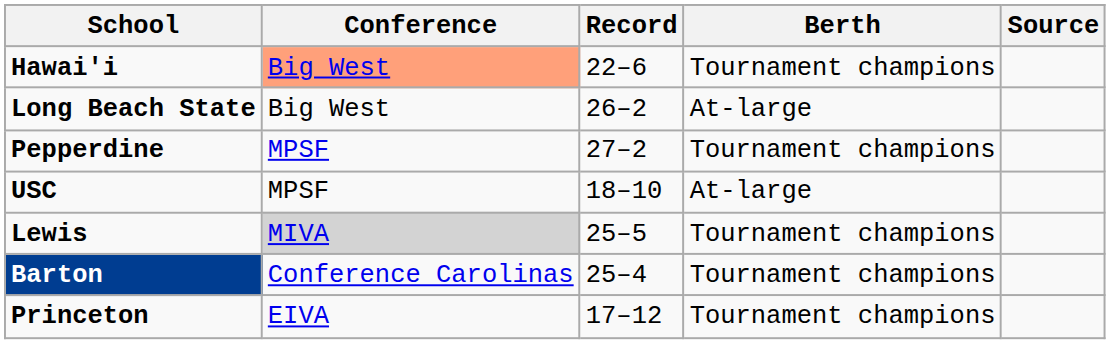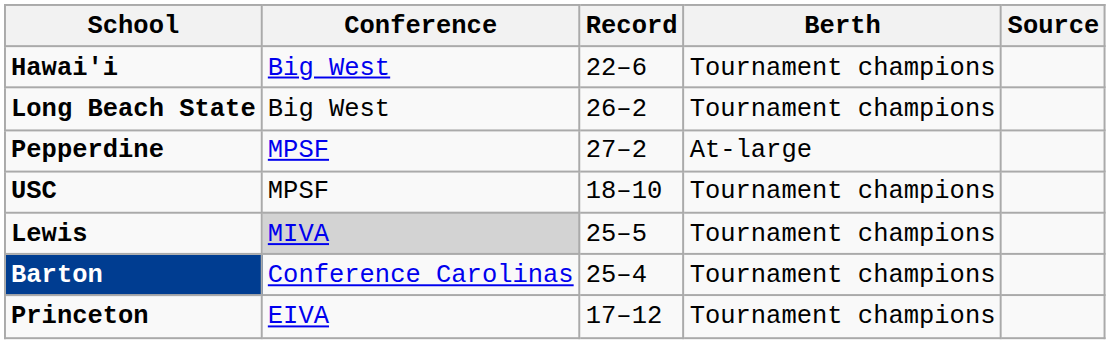(329, 67) lightsalmon background -> (329, 67) no background
(751, 109) At-large -> (843, 109) Tournament champions
(843, 150) Tournament champions -> (751, 150) At-large
(751, 192) At-large -> (843, 192) Tournament champions
